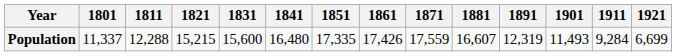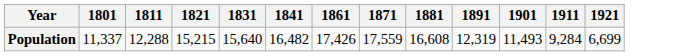- column: (336, 16)
(242, 39) 15,600 -> (242, 39) 15,640
(289, 39) 16,480 -> (289, 39) 16,482
(476, 39) 16,607 -> (429, 39) 16,608
